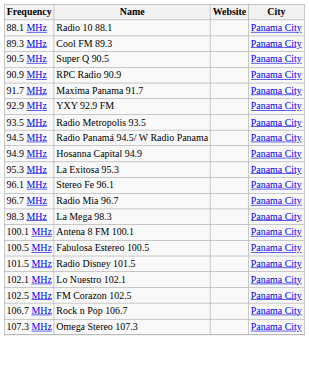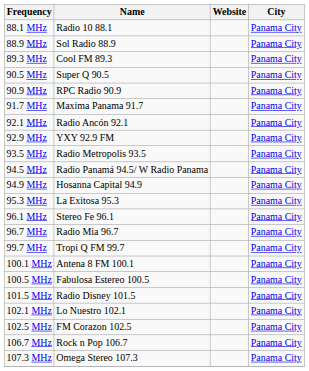+ row: (27, 43)
+ row: (27, 122)
- row: (27, 216)
+ row: (27, 248)
